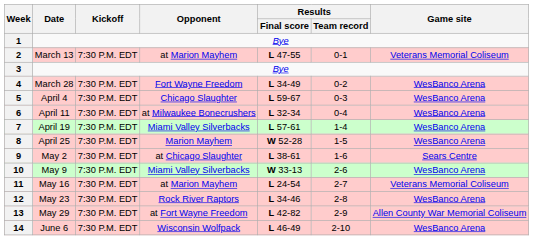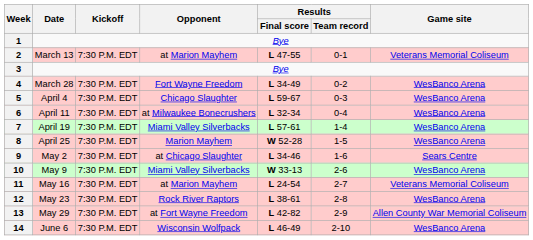(285, 155) L 38-61 -> (285, 155) L 34-46
(285, 199) L 34-46 -> (285, 199) L 38-61
